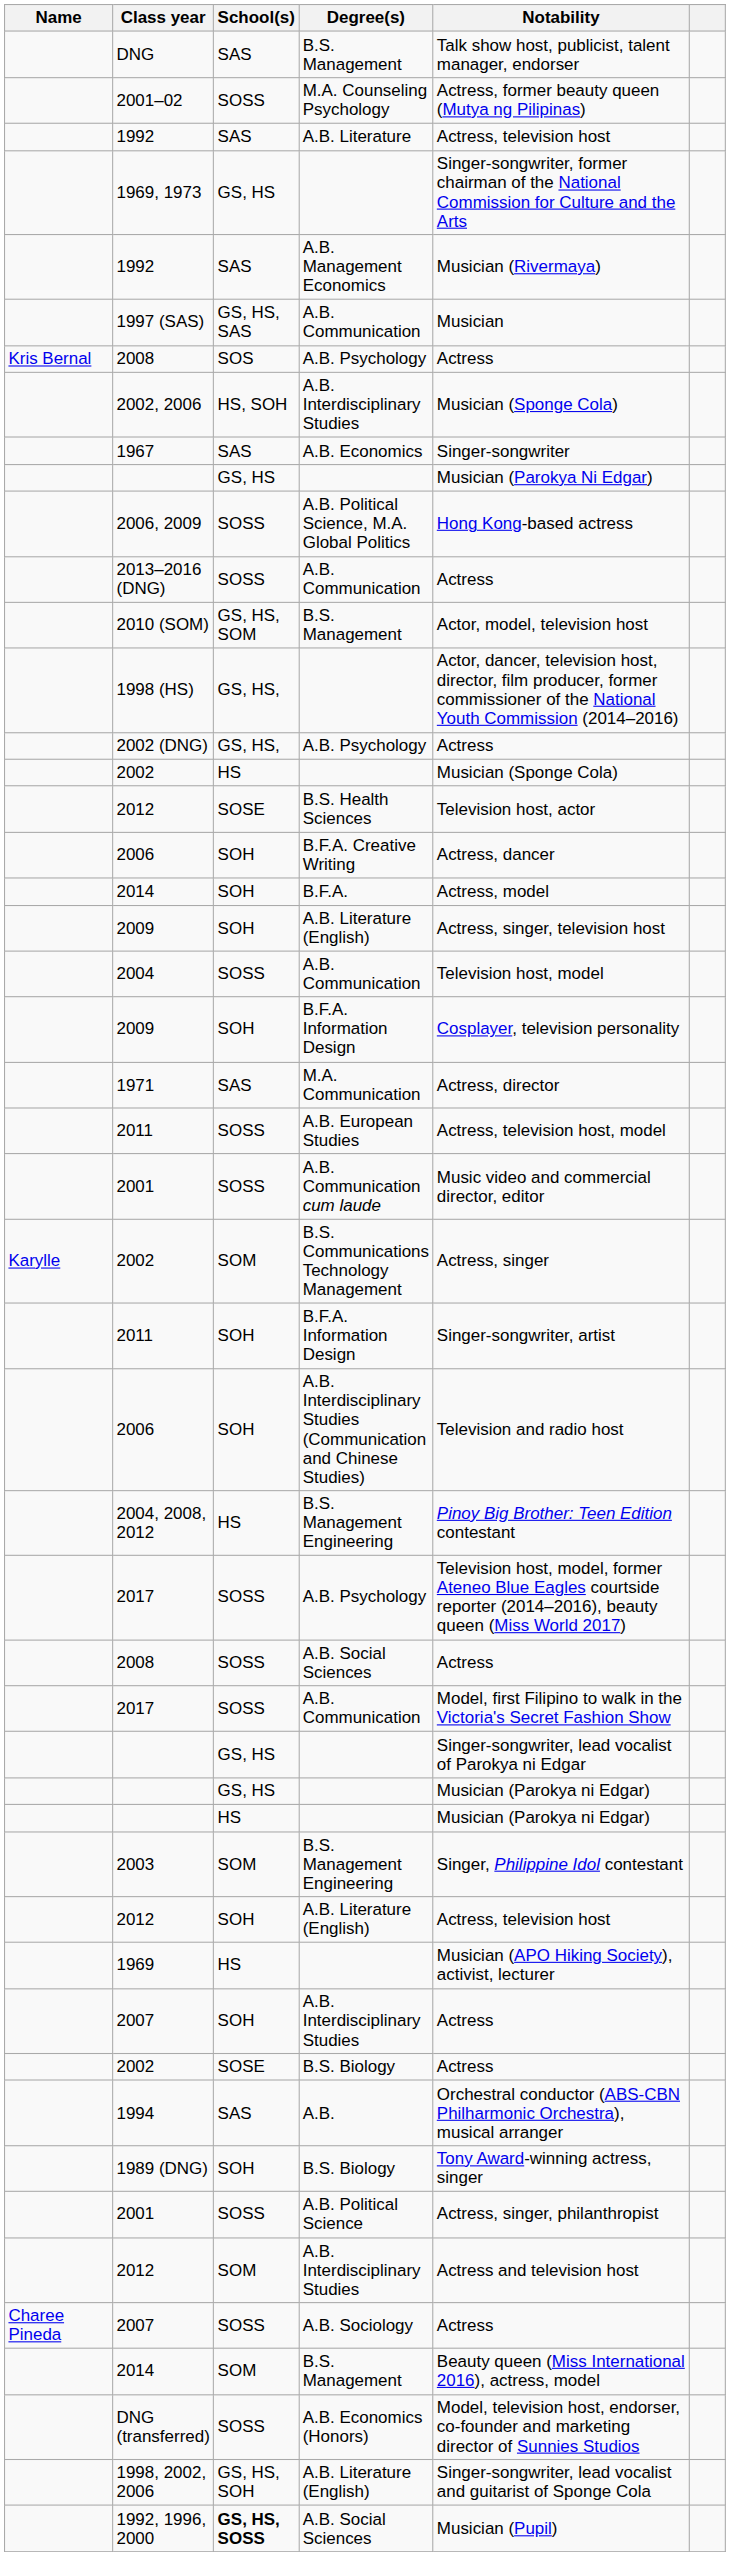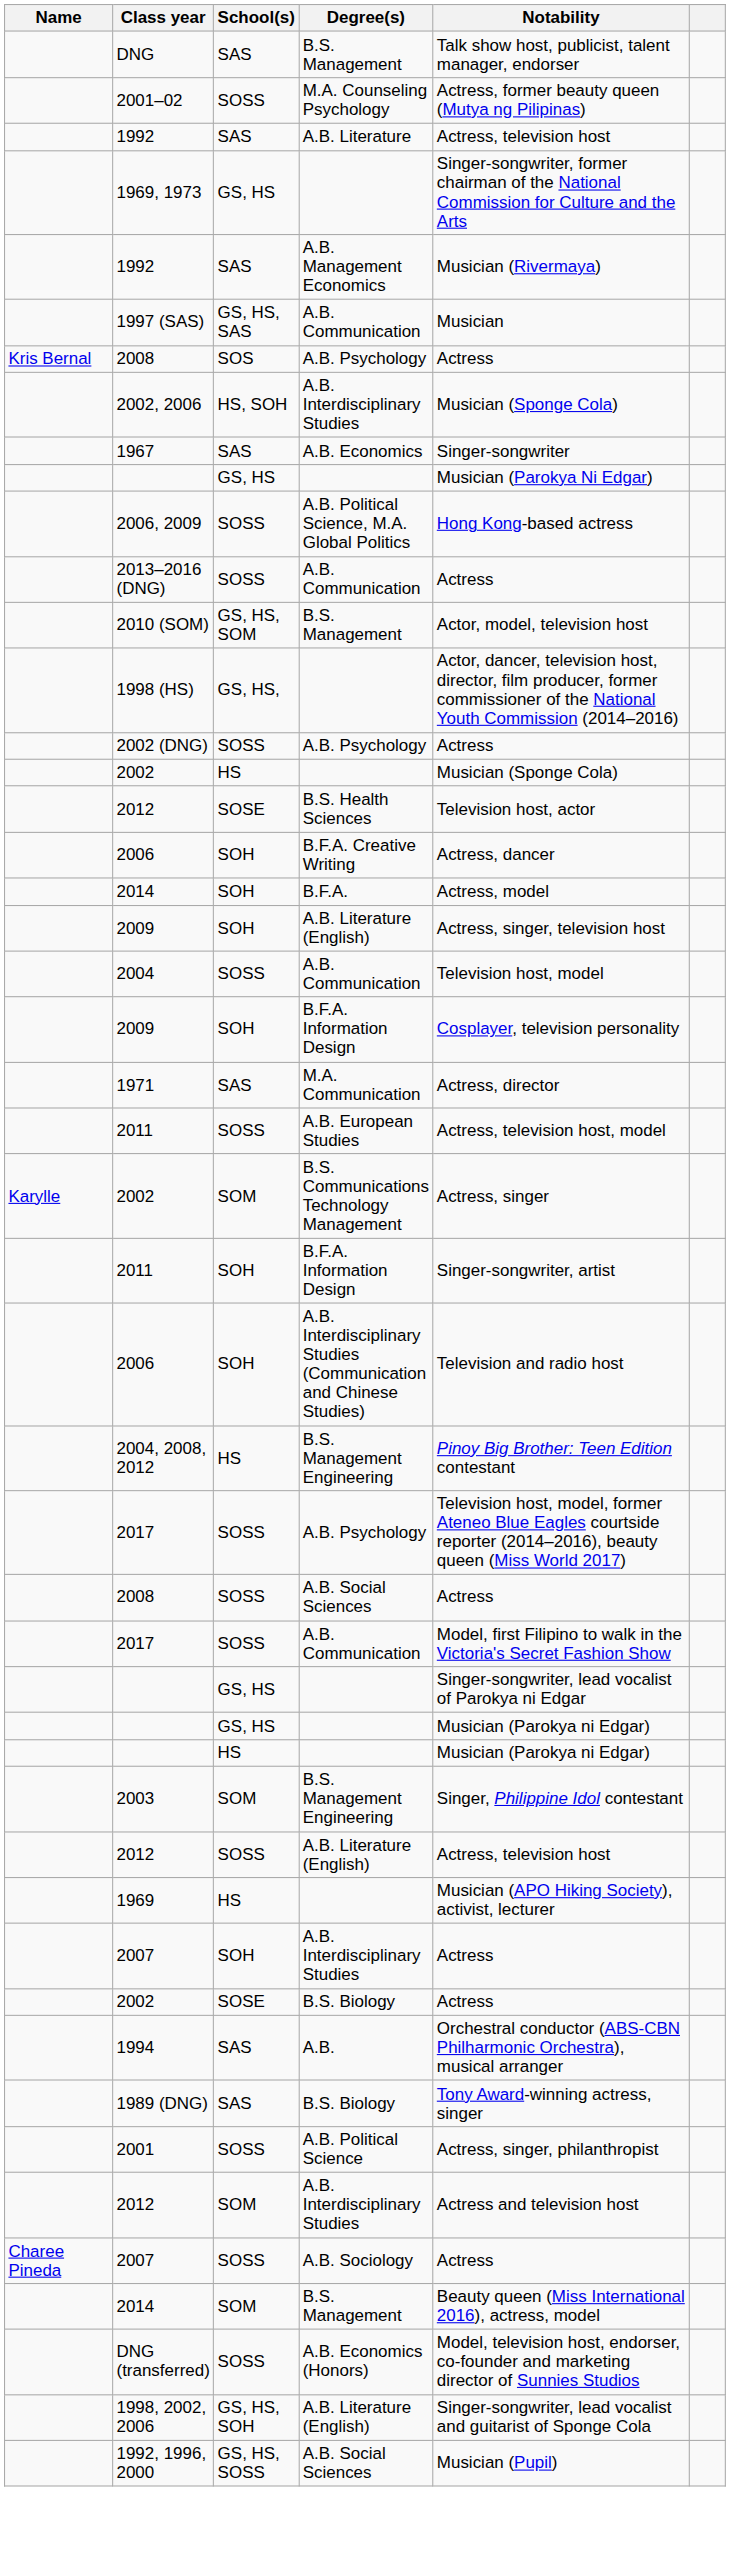(249, 745) GS, HS, -> (241, 745) SOSS
- row: (135, 1186)
(236, 1919) SOH -> (241, 1854) SOSS
(236, 2168) SOH -> (235, 2103) SAS
(249, 2528) bold -> (249, 2463) normal
